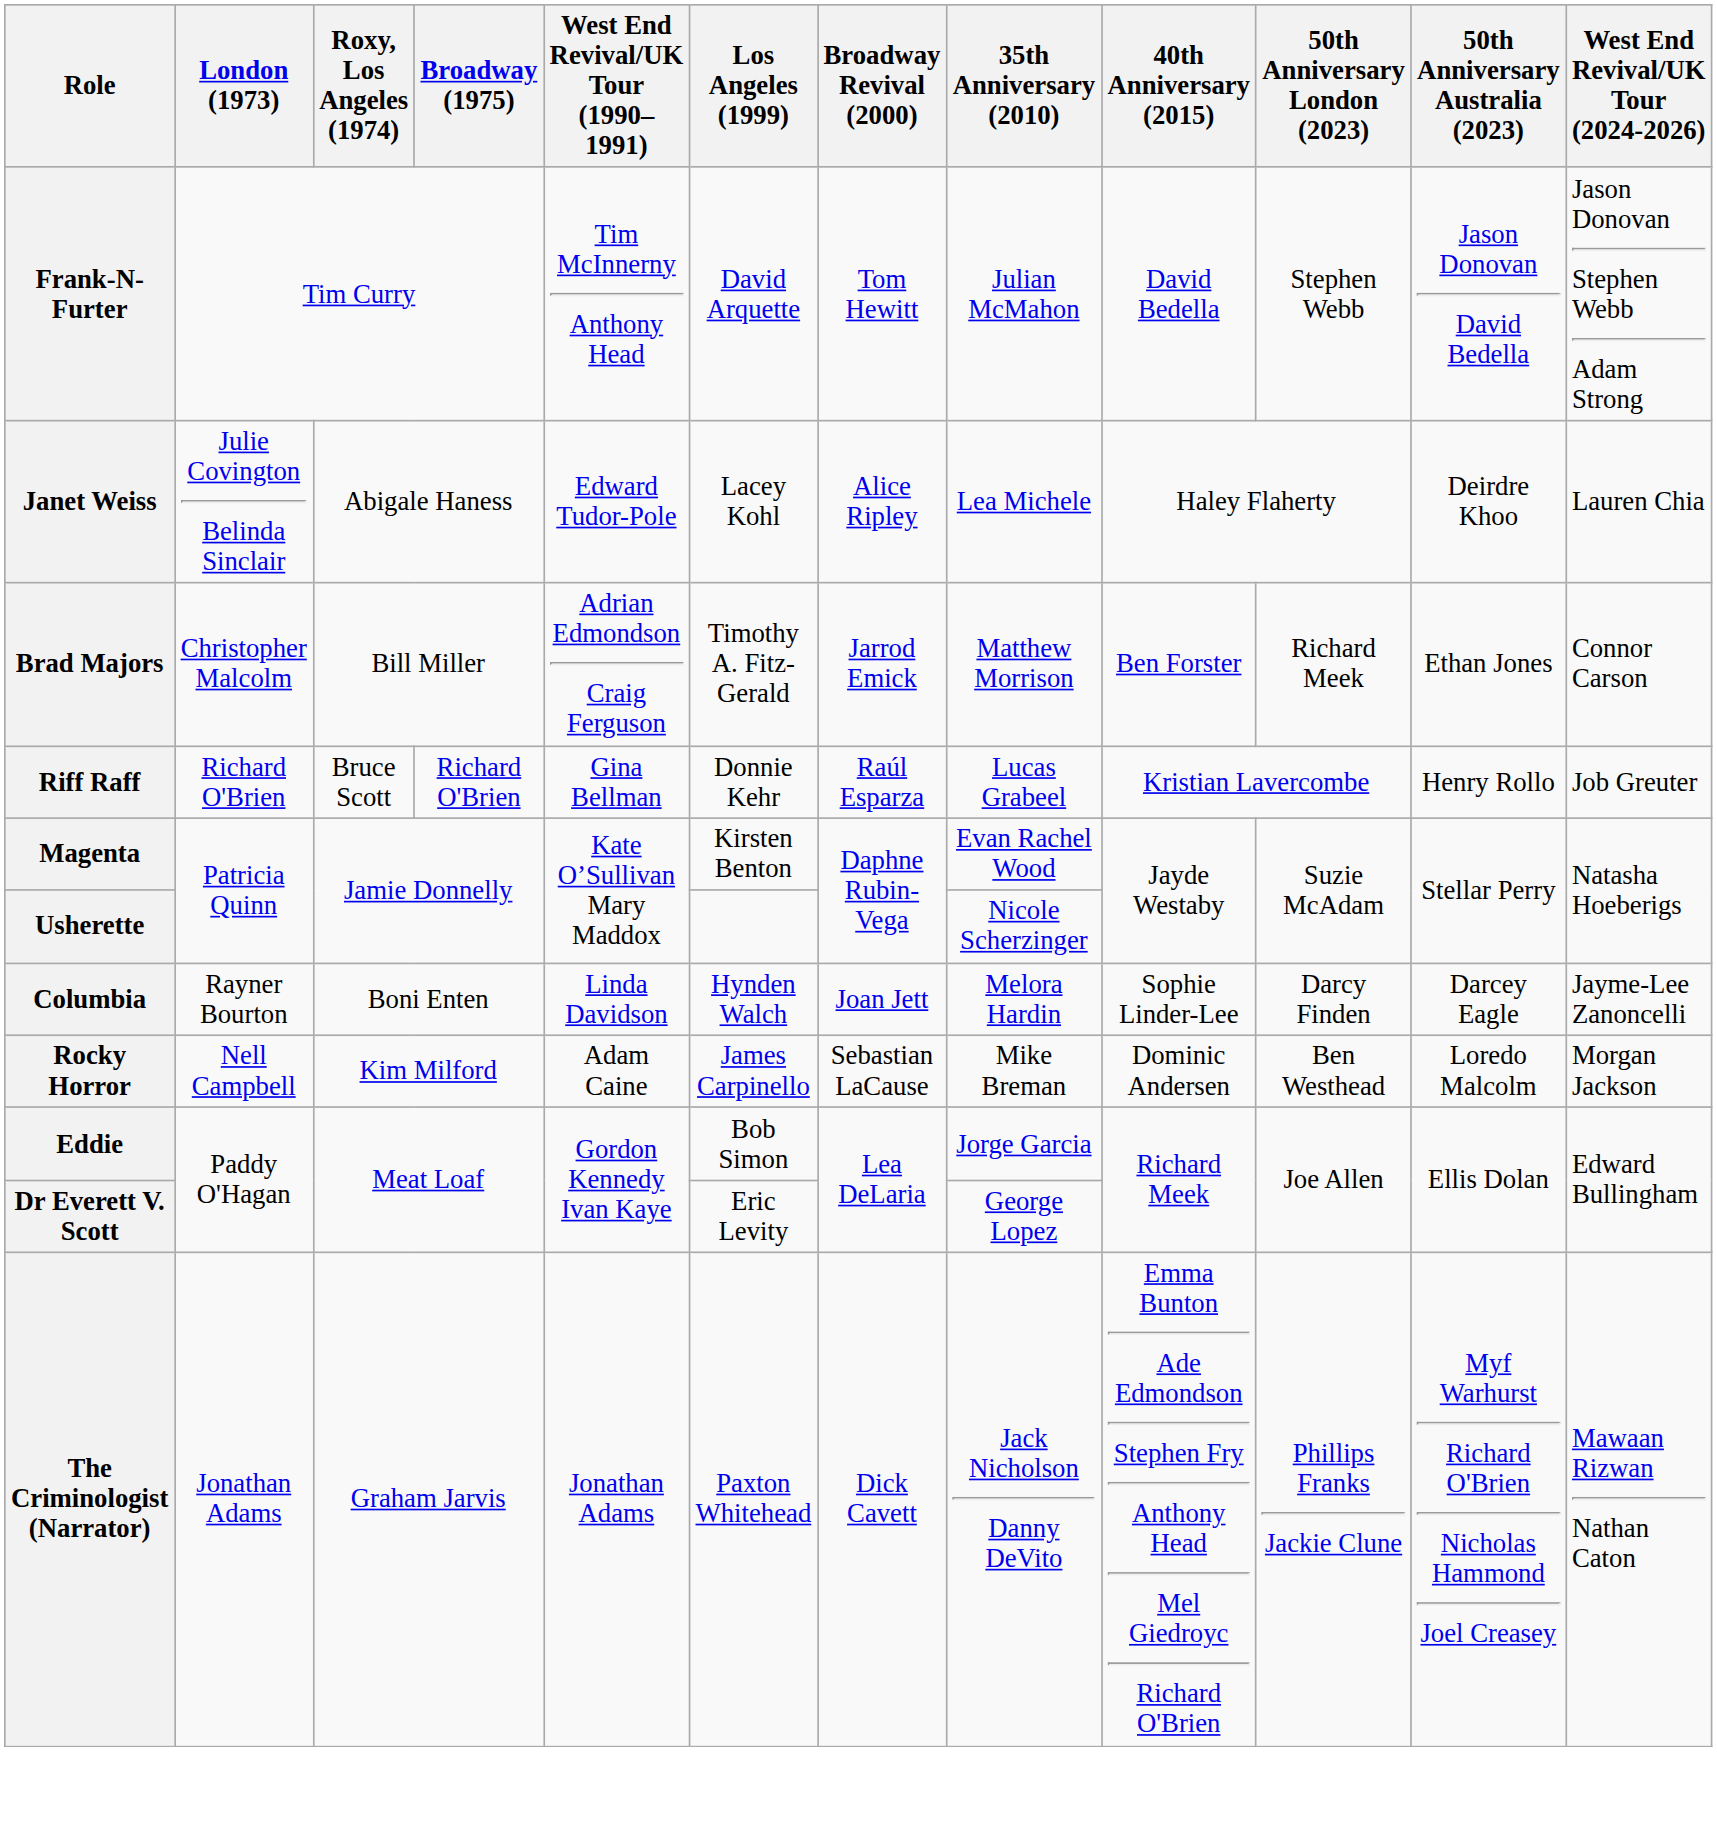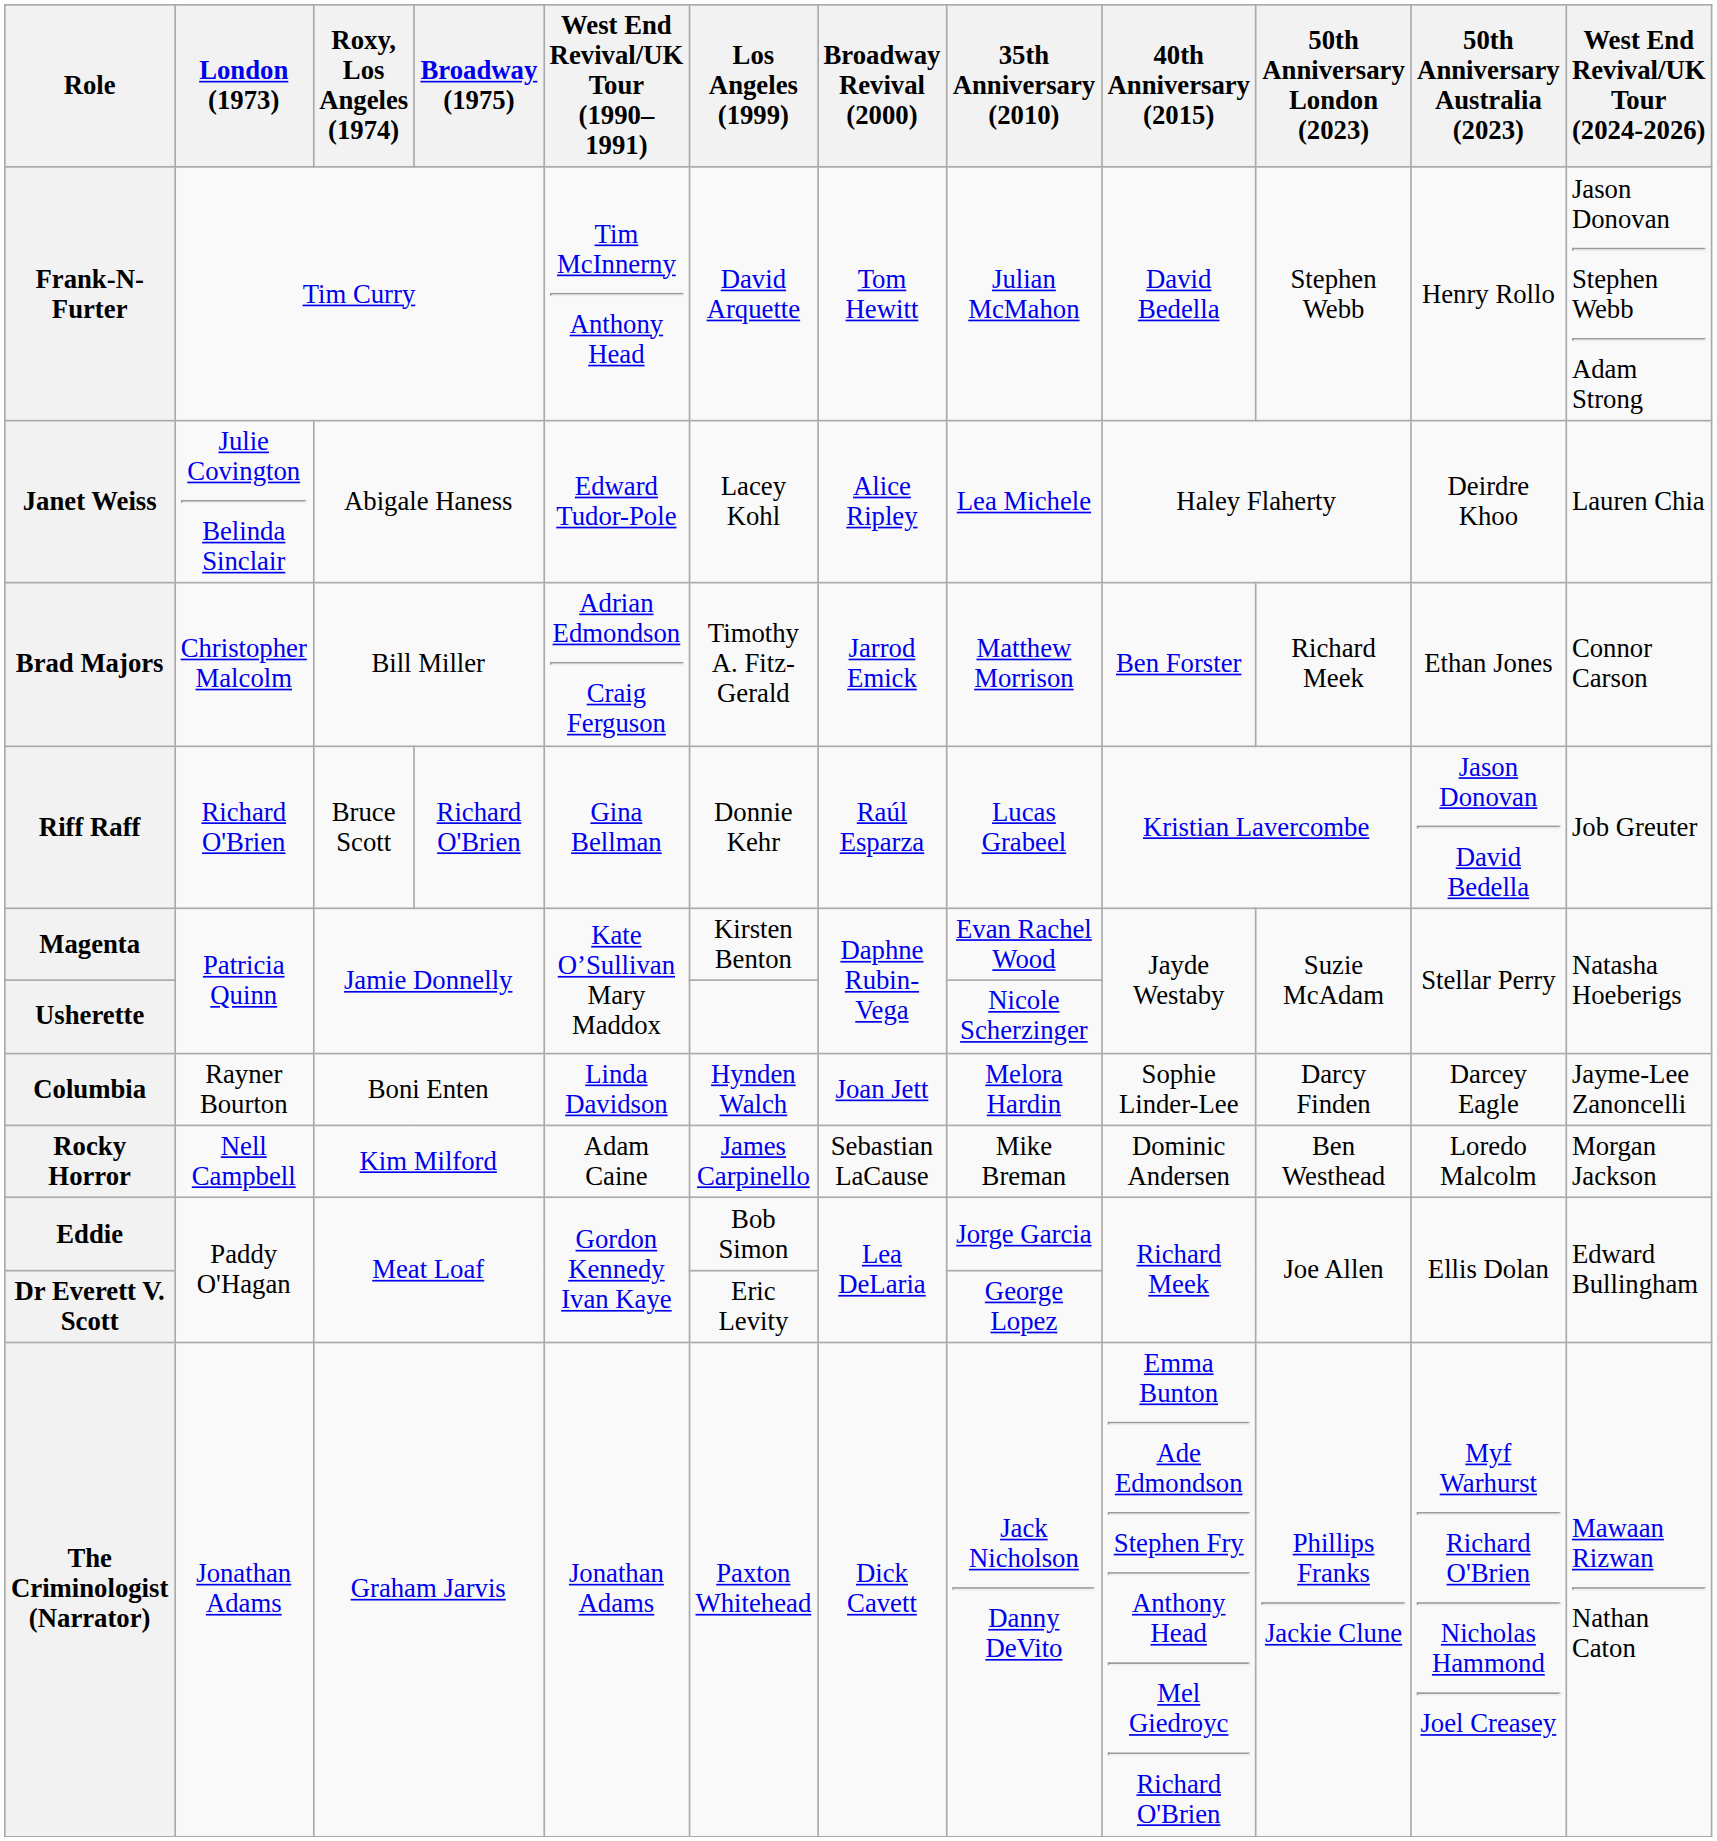(1488, 293) Jason Donovan David Bedella -> (1488, 293) Henry Rollo
(1488, 781) Henry Rollo -> (1488, 826) Jason Donovan David Bedella
